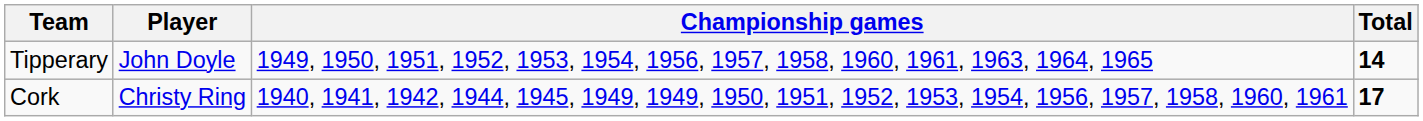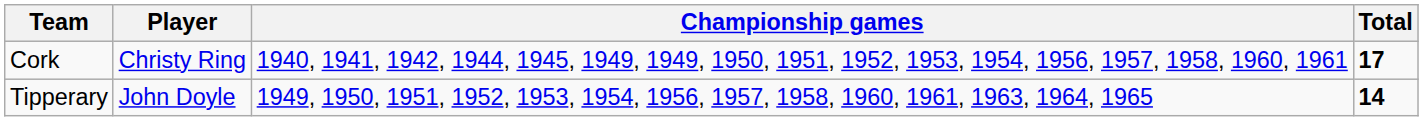rows swapped: (35, 97) <-> (59, 60)
